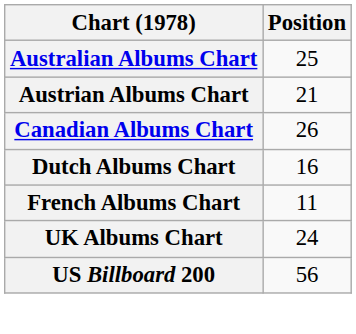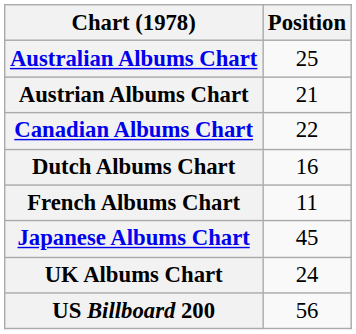(307, 130) 26 -> (307, 130) 22
+ row: (134, 238)
